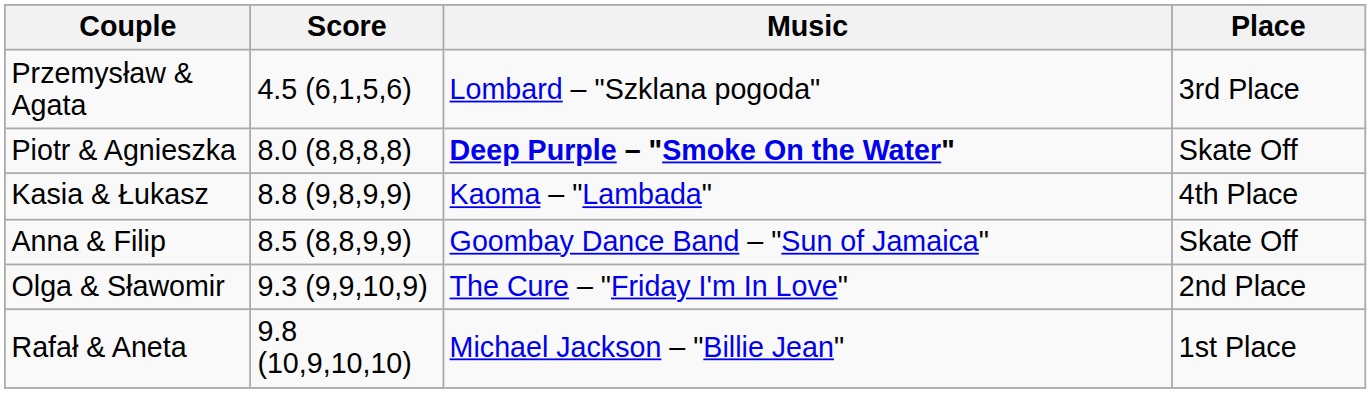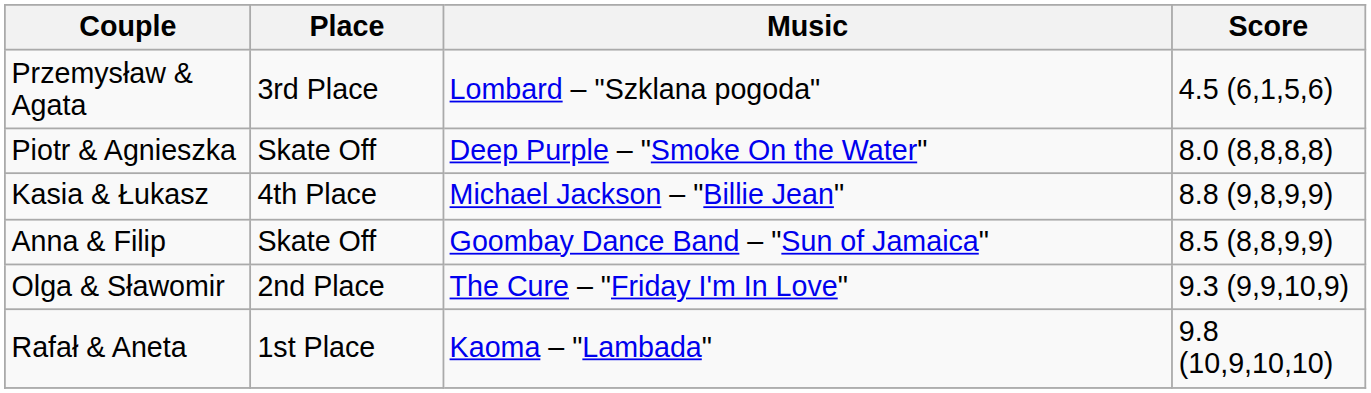columns swapped: (347, 27) <-> (1268, 27)
(702, 150) bold -> (688, 150) normal
(581, 195) Kaoma – "Lambada" -> (647, 195) Michael Jackson – "Billie Jean"
(647, 348) Michael Jackson – "Billie Jean" -> (581, 348) Kaoma – "Lambada"
